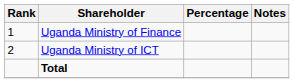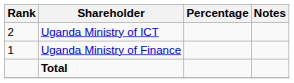rows swapped: (111, 31) <-> (100, 50)
